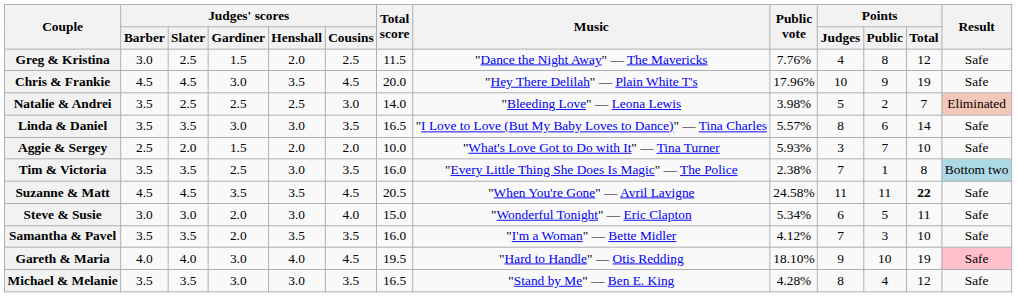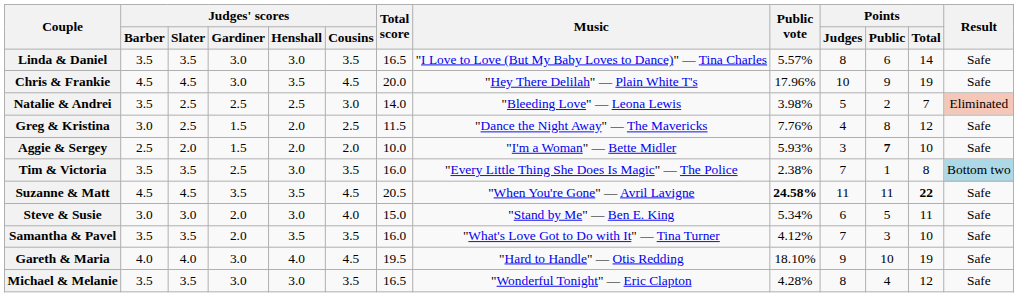rows swapped: (63, 126) <-> (63, 60)
(591, 148) "What's Love Got to Do with It" — Tina Turner -> (591, 148) "I'm a Woman" — Bette Midler
(885, 148) normal -> (887, 148) bold
(794, 192) normal -> (795, 192) bold
(591, 214) "Wonderful Tonight" — Eric Clapton -> (591, 214) "Stand by Me" — Ben E. King
(591, 236) "I'm a Woman" — Bette Midler -> (591, 236) "What's Love Got to Do with It" — Tina Turner
(977, 258) pink background -> (979, 258) no background
(591, 280) "Stand by Me" — Ben E. King -> (591, 280) "Wonderful Tonight" — Eric Clapton
